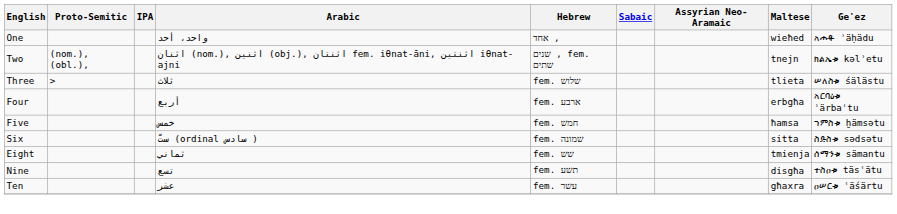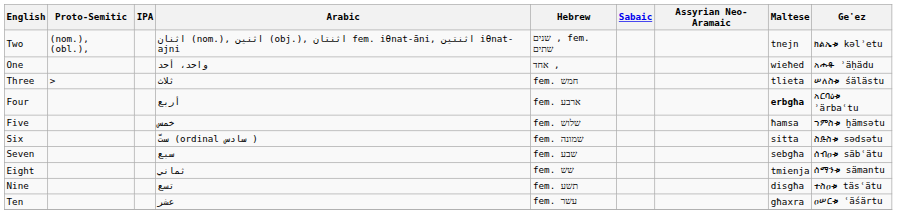rows swapped: (15, 38) <-> (15, 59)
(557, 80) fem. שלוש -> (556, 80) fem. חמש
(787, 102) normal -> (787, 102) bold
(556, 123) fem. חמש -> (557, 123) fem. שלוש
+ row: (20, 154)
